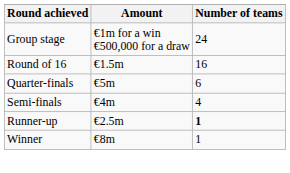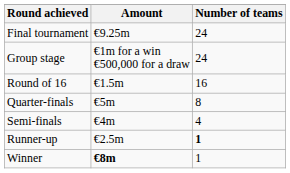+ row: (48, 32)
(198, 83) 6 -> (198, 102) 8
(104, 139) normal -> (105, 158) bold
